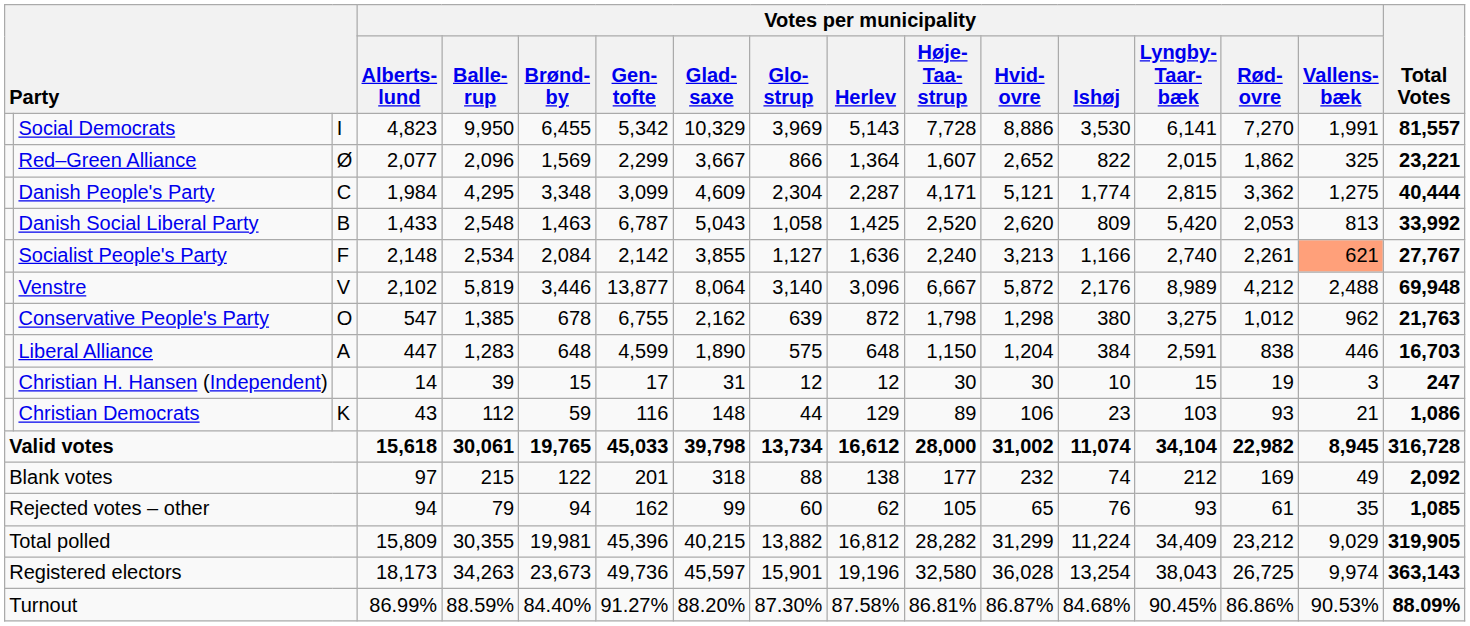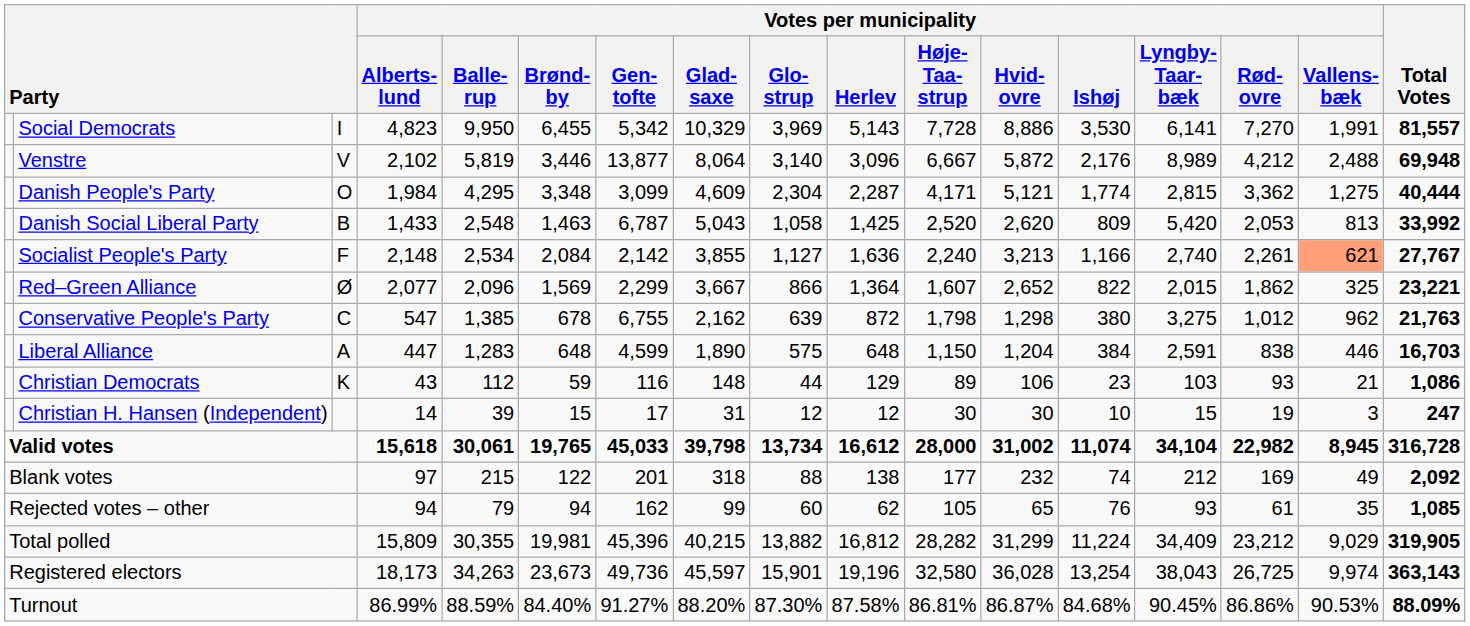rows swapped: (52, 287) <-> (107, 160)
(344, 192) C -> (345, 192) O
(345, 319) O -> (344, 319) C
rows swapped: (109, 414) <-> (173, 382)
